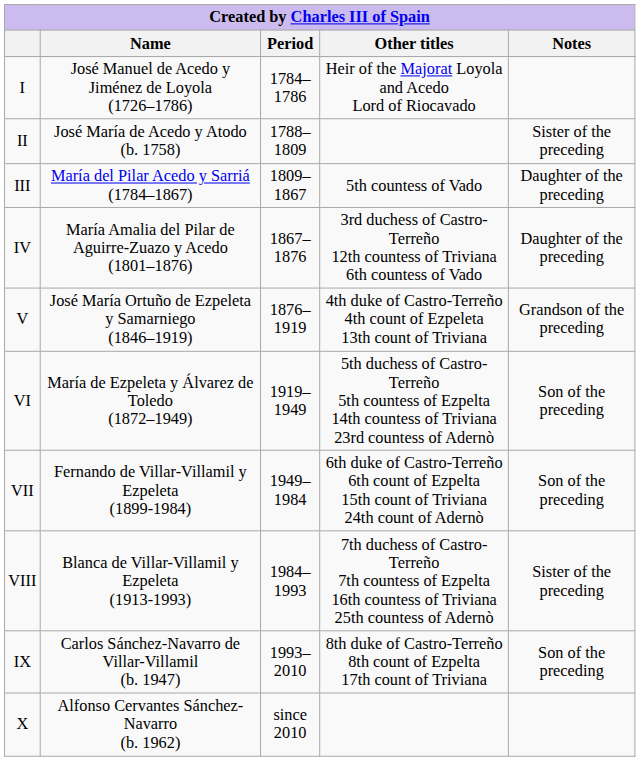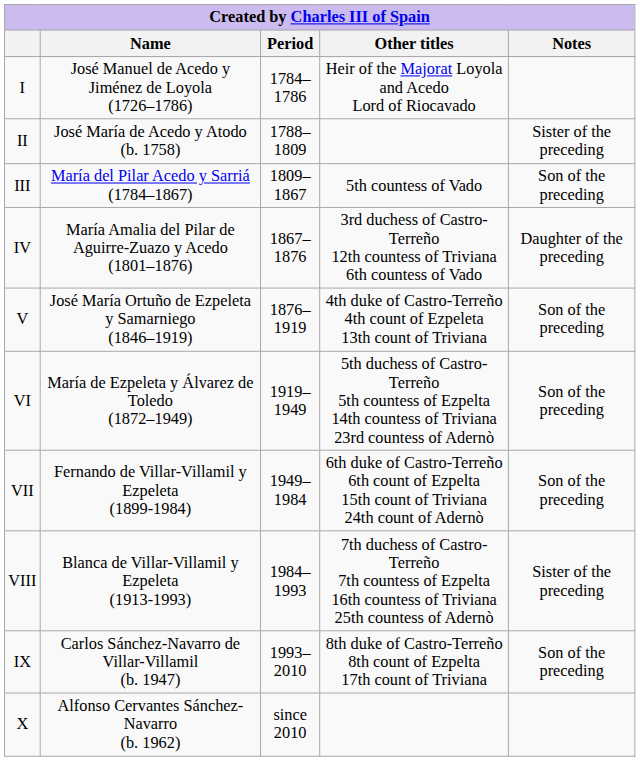(572, 185) Daughter of the preceding -> (572, 185) Son of the preceding
(572, 319) Grandson of the preceding -> (572, 319) Son of the preceding
